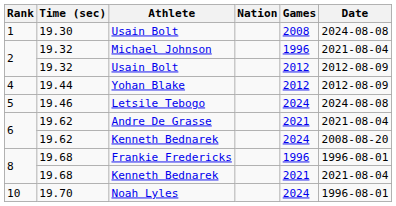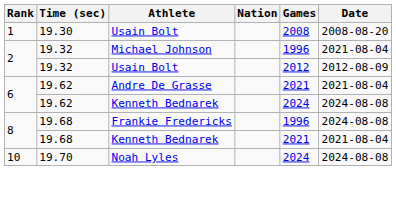(355, 32) 2024-08-08 -> (355, 32) 2008-08-20
- row: (10, 86)
- row: (10, 103)
(355, 139) 2008-08-20 -> (355, 103) 2024-08-08
(355, 157) 1996-08-01 -> (355, 121) 2024-08-08
(355, 193) 1996-08-01 -> (355, 157) 2024-08-08
